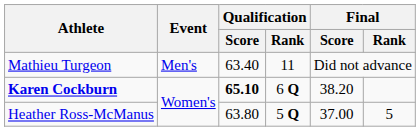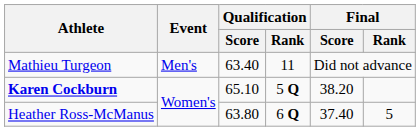(242, 90) bold -> (242, 90) normal
(288, 90) 6 Q -> (288, 90) 5 Q
(288, 114) 5 Q -> (288, 114) 6 Q
(337, 114) 37.00 -> (337, 114) 37.40
